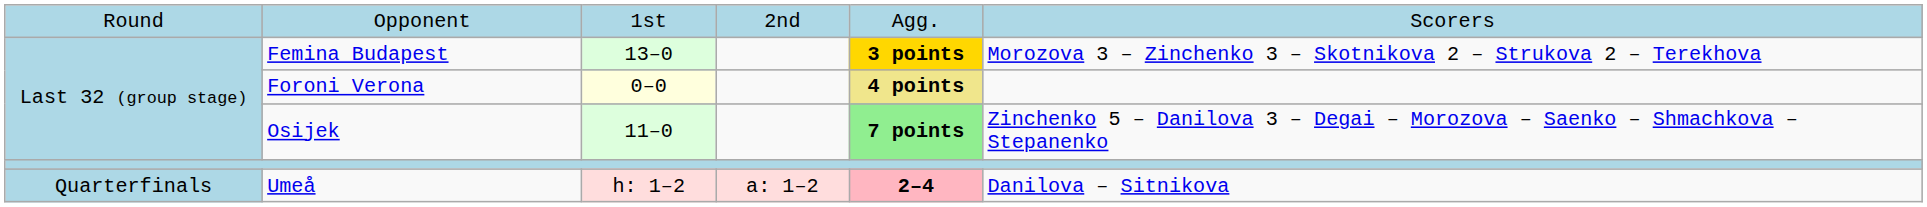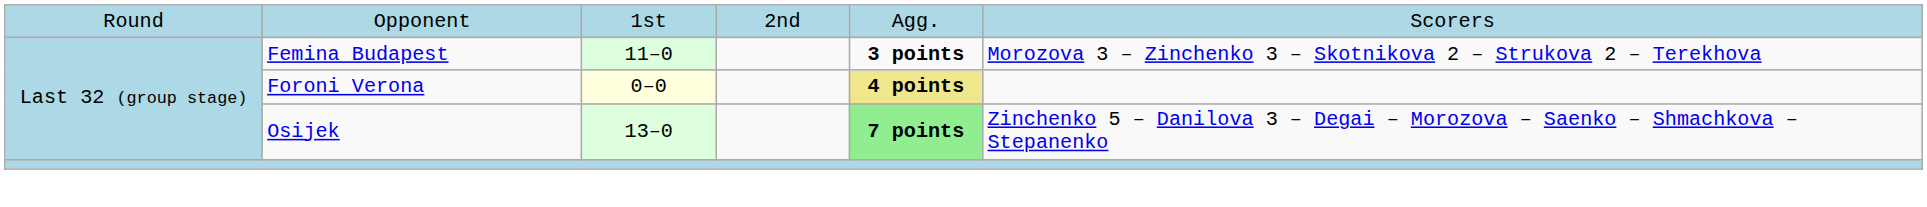(649, 54) 13–0 -> (649, 54) 11–0
(916, 54) gold background -> (916, 54) no background
(649, 131) 11–0 -> (649, 131) 13–0
- row: (291, 185)
